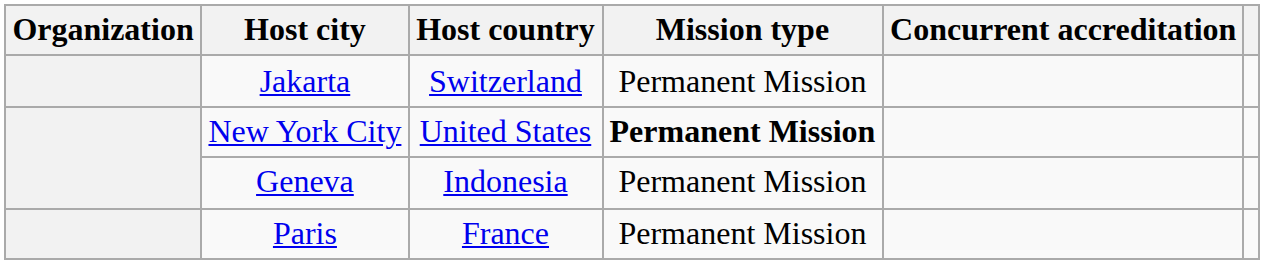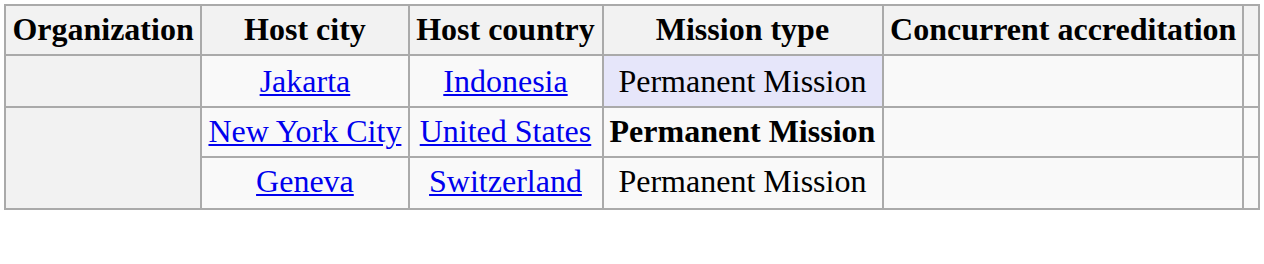(505, 80) Switzerland -> (505, 80) Indonesia
(742, 80) no background -> (742, 80) lavender background
(505, 182) Indonesia -> (505, 182) Switzerland
- row: (305, 232)
